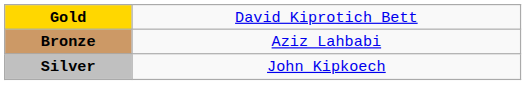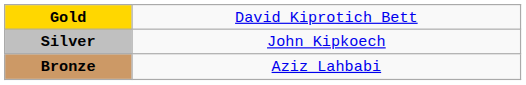rows swapped: (68, 67) <-> (68, 42)
